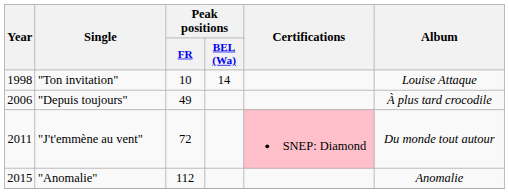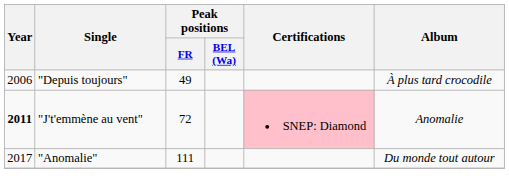- row: (78, 80)
(20, 139) normal -> (20, 119) bold
(439, 139) Du monde tout autour -> (439, 119) Anomalie
(20, 178) 2015 -> (20, 158) 2017
(185, 178) 112 -> (185, 158) 111
(439, 178) Anomalie -> (439, 158) Du monde tout autour
